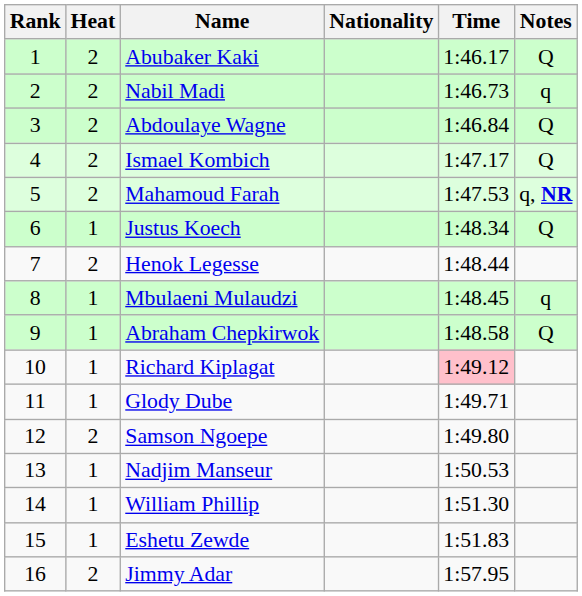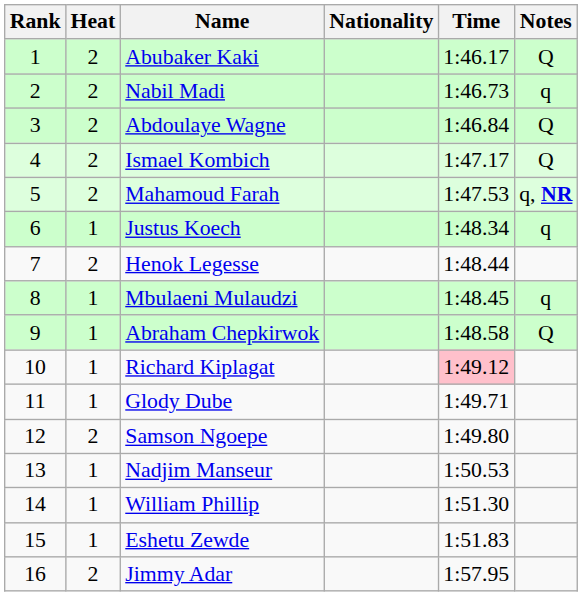(546, 228) Q -> (546, 228) q
